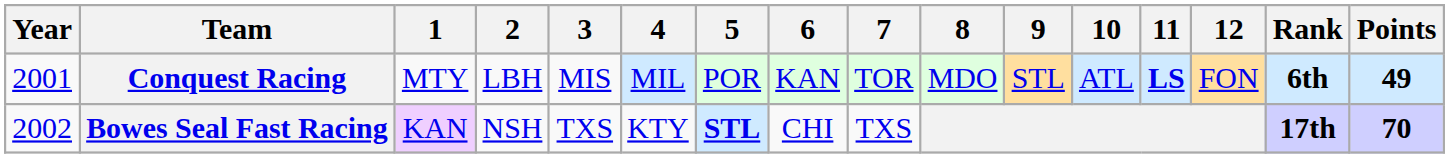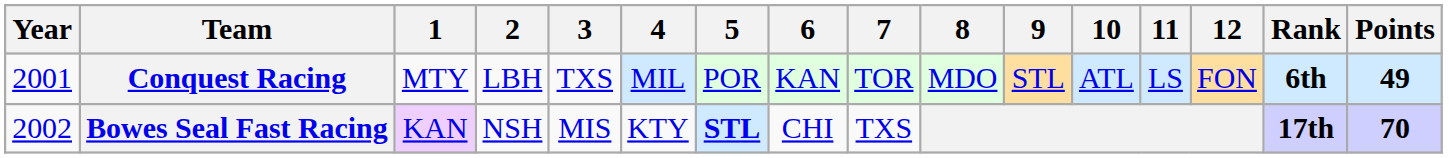(585, 78) MIS -> (585, 78) TXS
(1166, 78) bold -> (1165, 78) normal
(585, 127) TXS -> (585, 127) MIS
